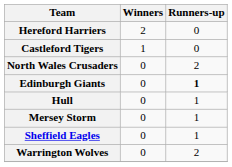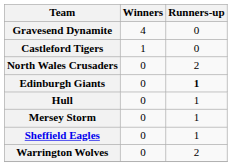+ row: (62, 30)
- row: (62, 30)
